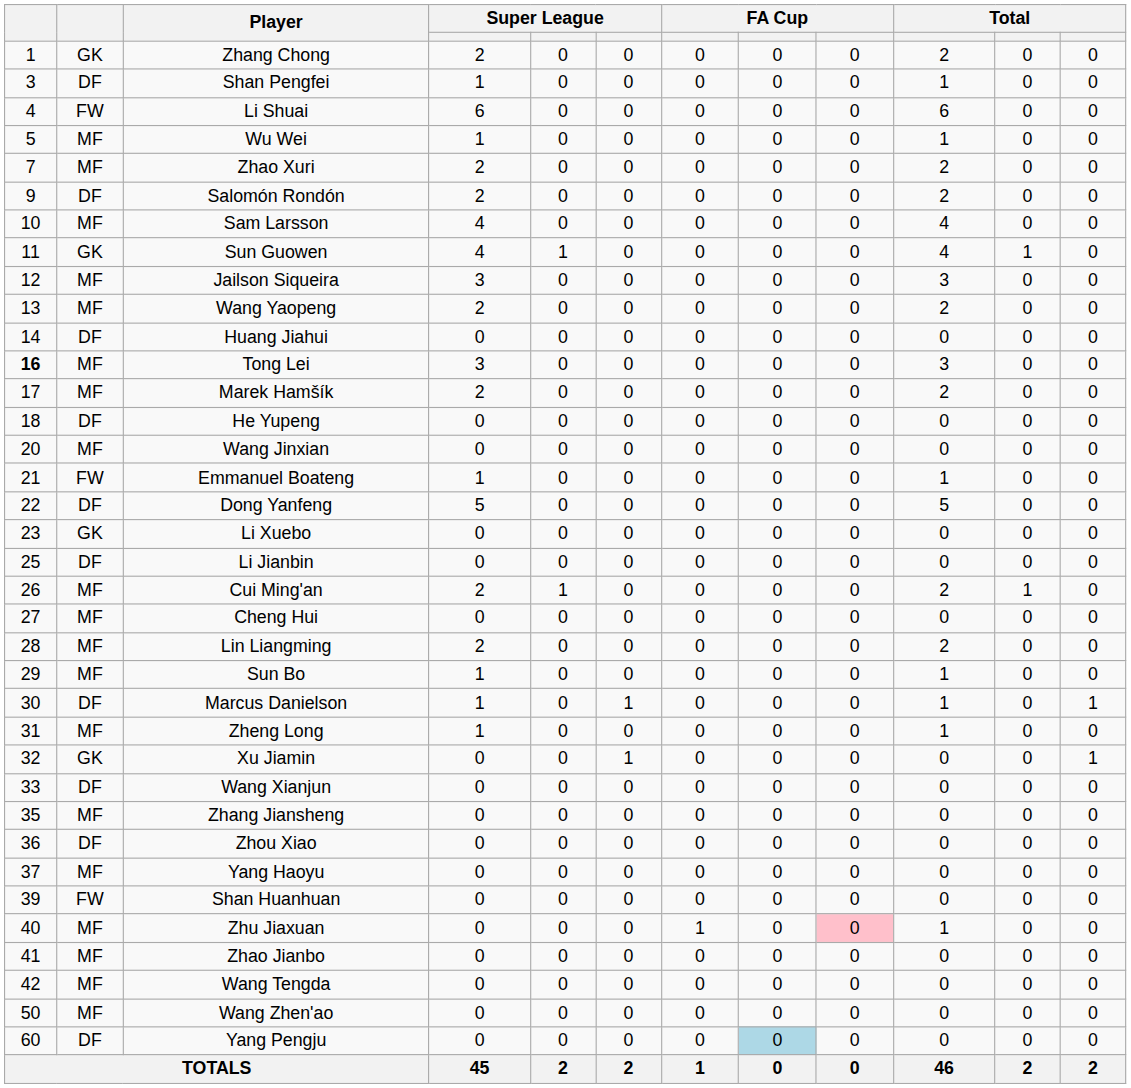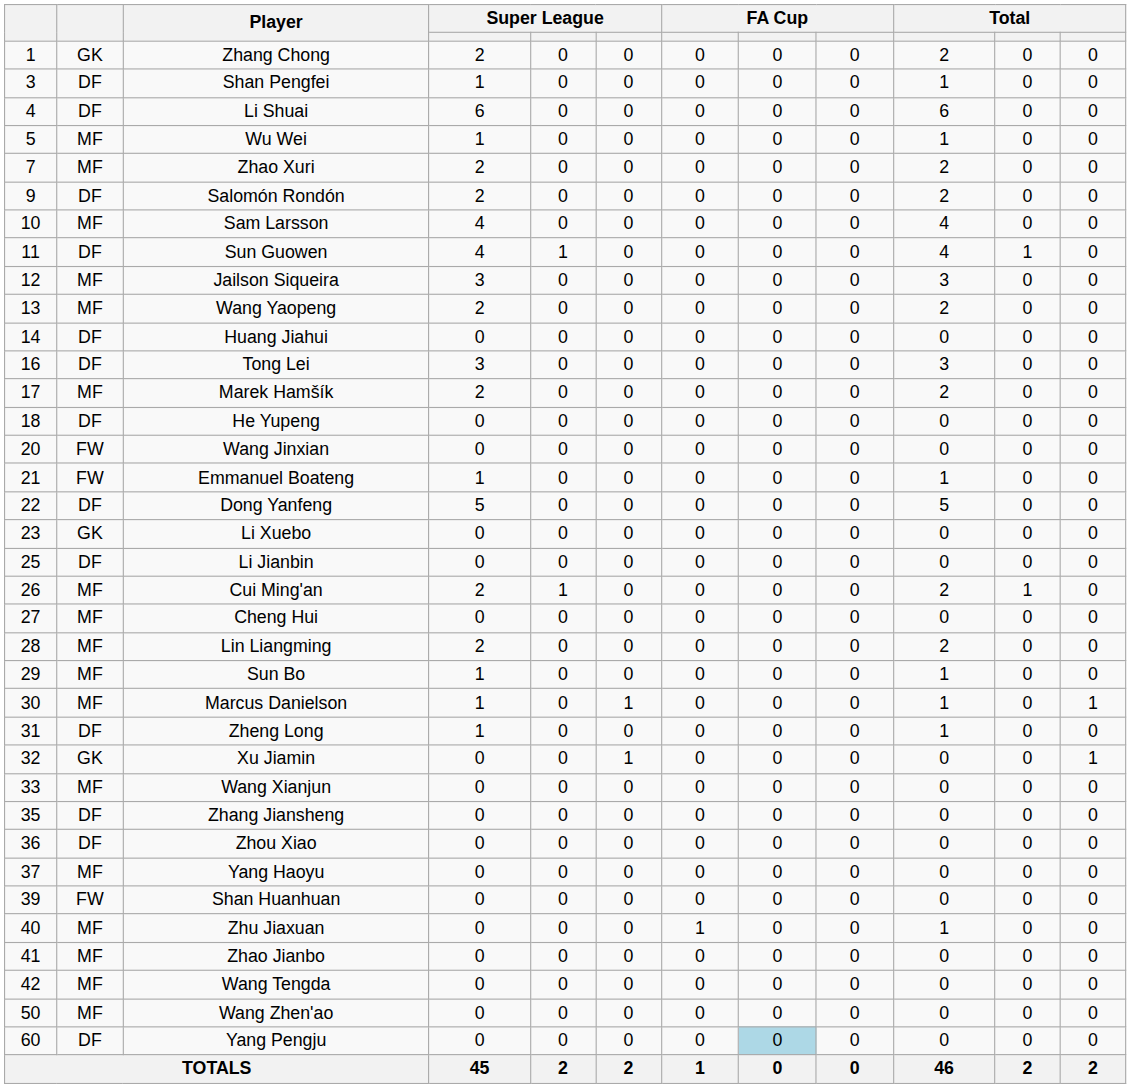(90, 111) FW -> (90, 111) DF
(90, 252) GK -> (90, 252) DF
(31, 364) bold -> (31, 364) normal
(90, 364) MF -> (90, 364) DF
(90, 449) MF -> (90, 449) FW
(90, 702) DF -> (90, 702) MF
(90, 730) MF -> (90, 730) DF
(90, 787) DF -> (90, 787) MF
(90, 815) MF -> (90, 815) DF
(855, 928) pink background -> (855, 928) no background
